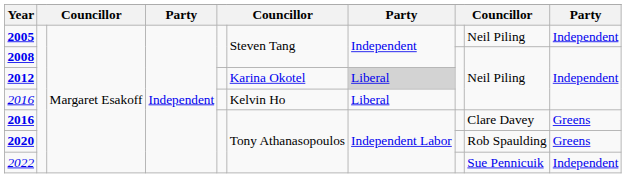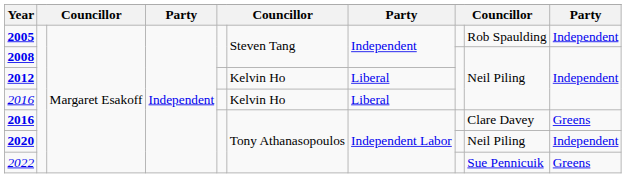(496, 36) Neil Piling -> (507, 36) Rob Spaulding
(268, 78) Karina Okotel -> (258, 78) Kelvin Ho
(370, 78) lightgrey background -> (370, 78) no background
(507, 141) Rob Spaulding -> (496, 141) Neil Piling
(572, 141) Greens -> (586, 141) Independent
(586, 162) Independent -> (572, 162) Greens
